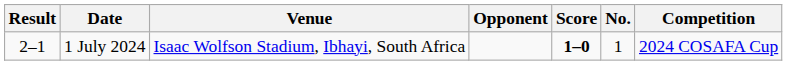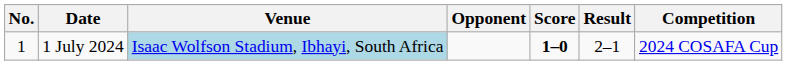columns swapped: (618, 18) <-> (32, 18)
(309, 45) no background -> (288, 45) lightblue background
